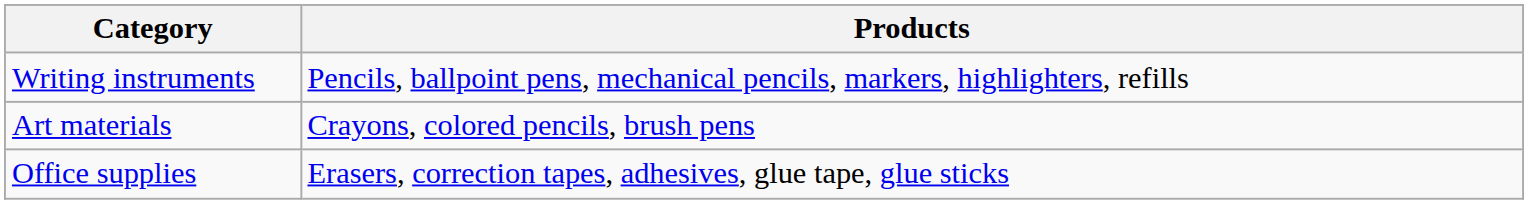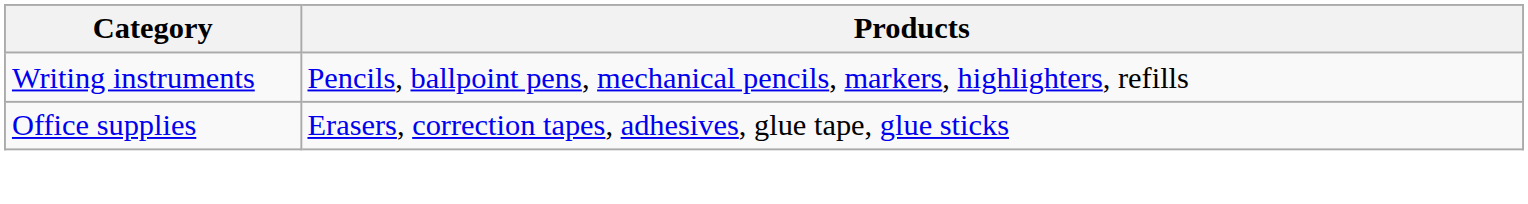- row: (92, 125)
